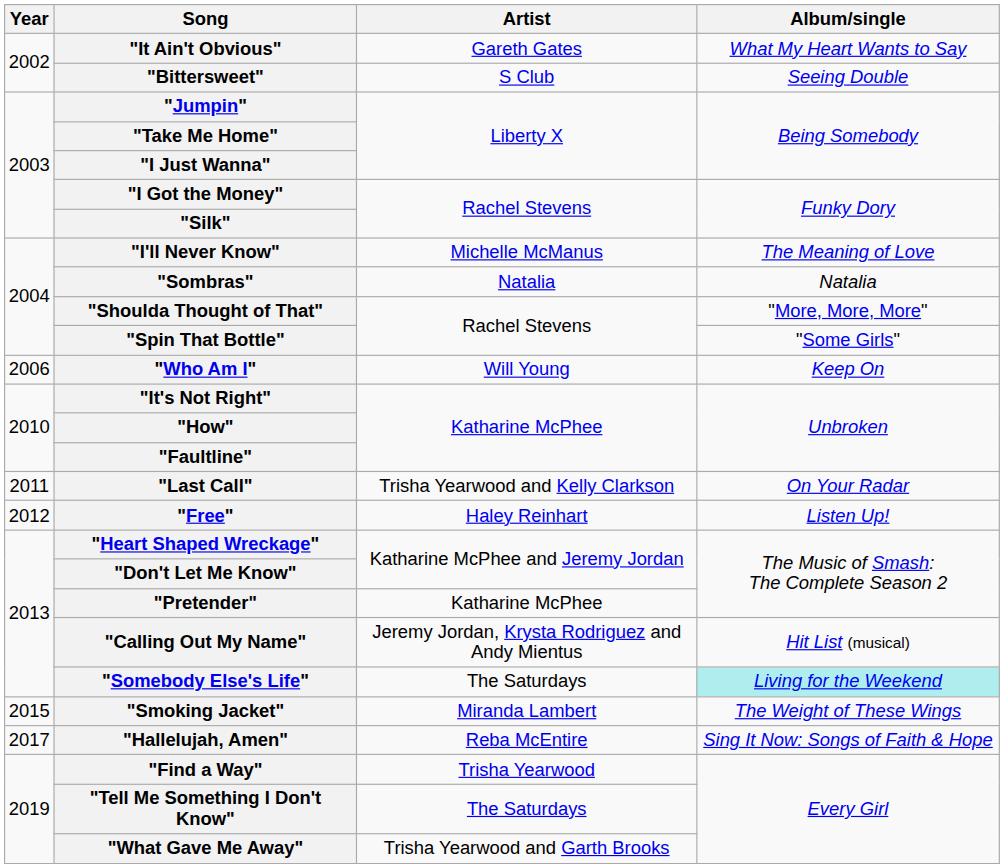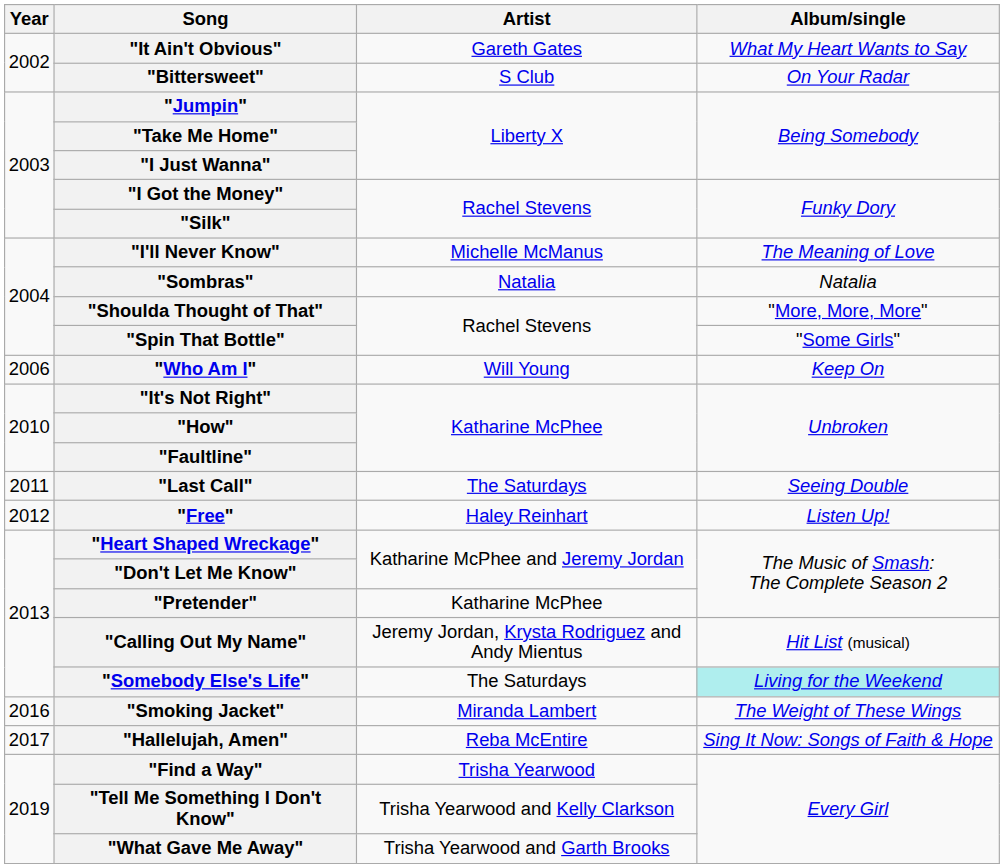(848, 77) Seeing Double -> (848, 77) On Your Radar
(527, 485) Trisha Yearwood and Kelly Clarkson -> (527, 485) The Saturdays
(848, 485) On Your Radar -> (848, 485) Seeing Double
(29, 710) 2015 -> (29, 710) 2016
(527, 808) The Saturdays -> (527, 808) Trisha Yearwood and Kelly Clarkson
